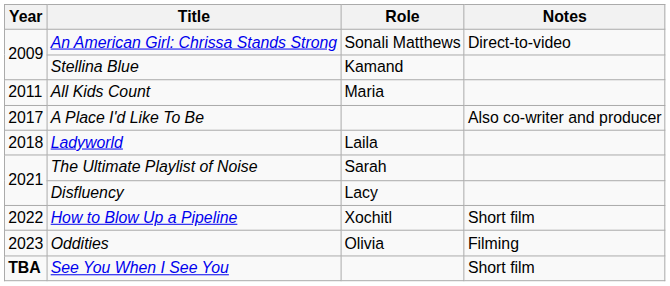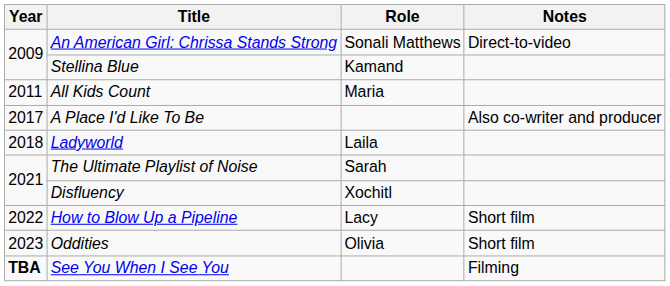(361, 192) Lacy -> (368, 192) Xochitl
(368, 218) Xochitl -> (361, 218) Lacy
(493, 243) Filming -> (501, 243) Short film
(501, 268) Short film -> (493, 268) Filming
